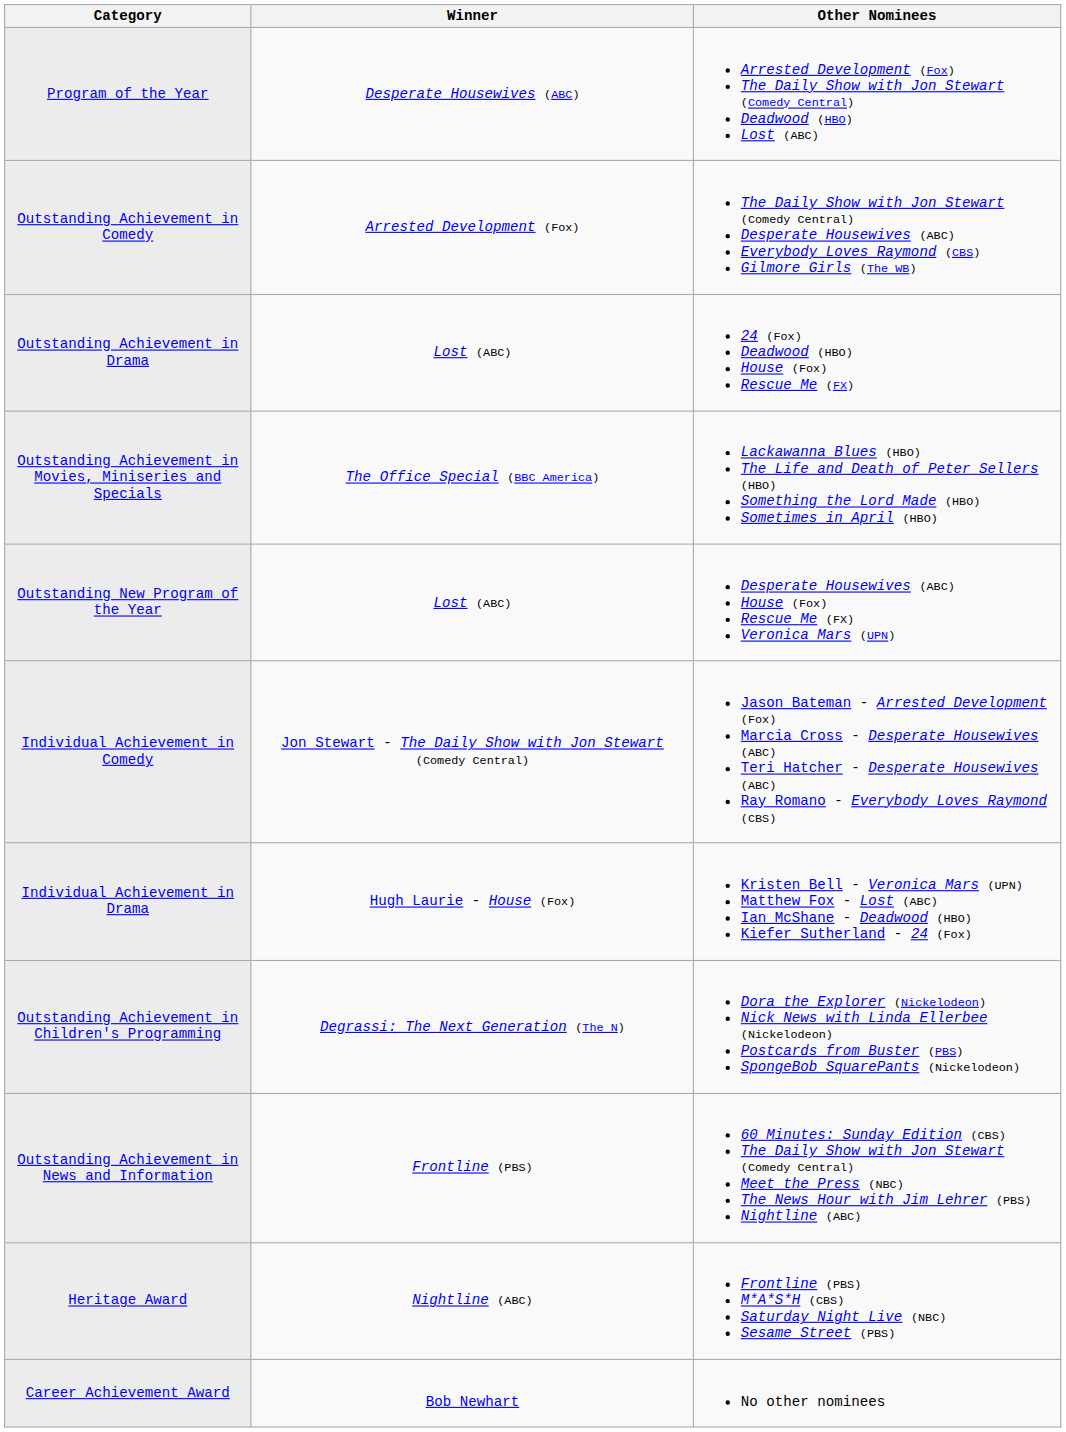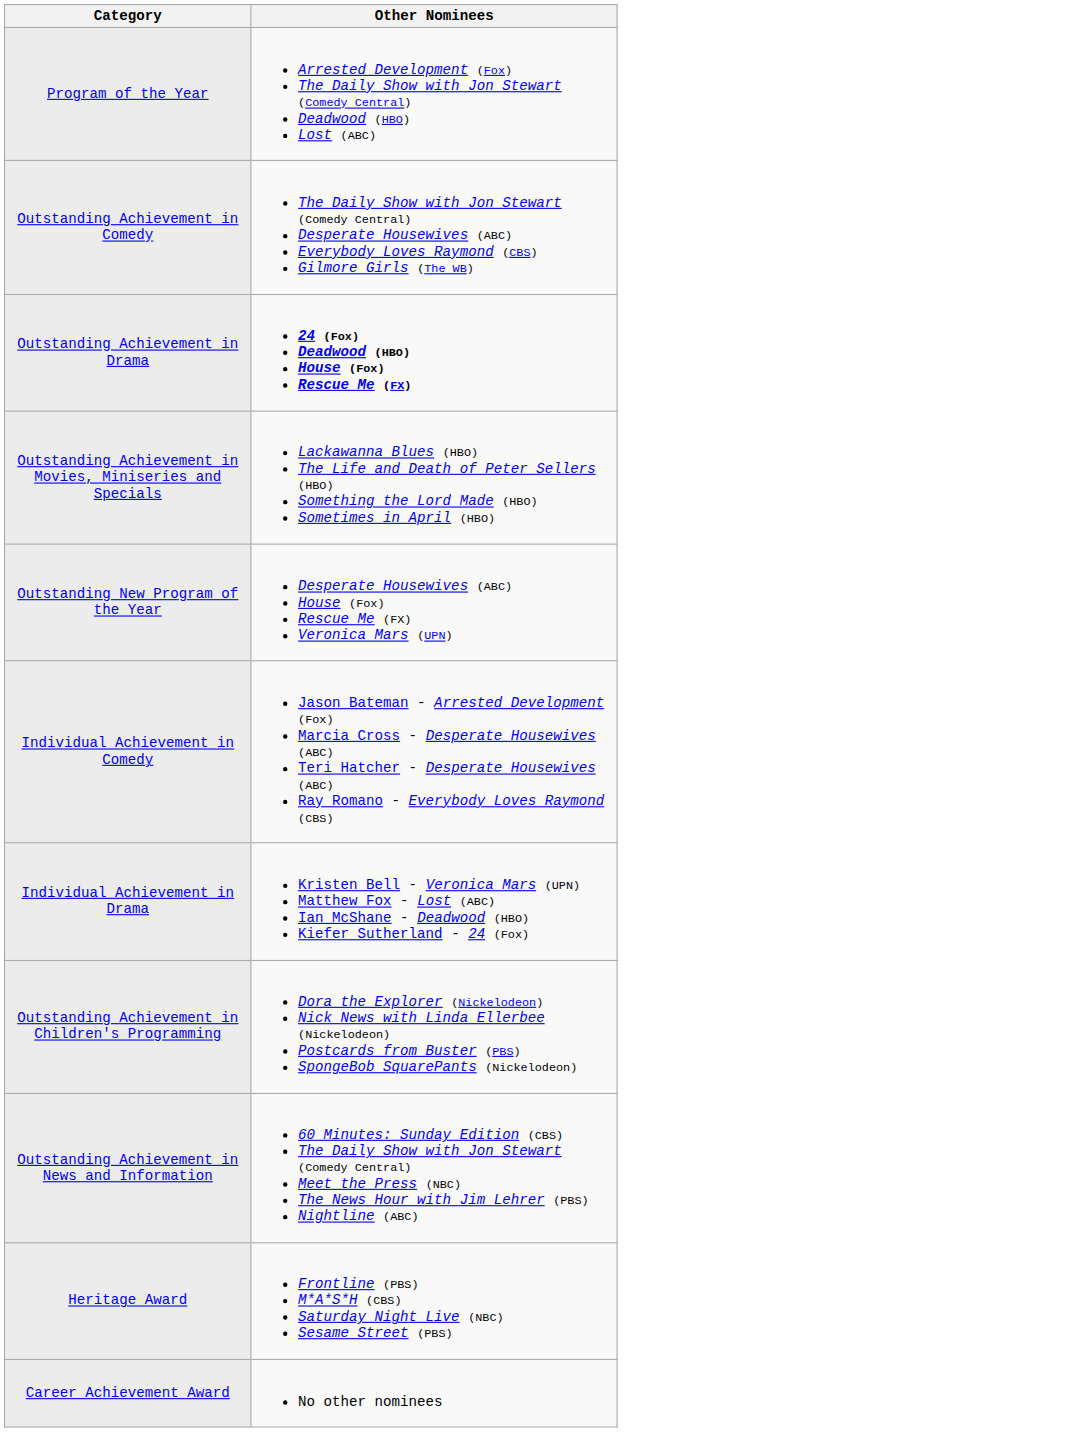- column: (472, 16)
(877, 361) normal -> (434, 361) bold
